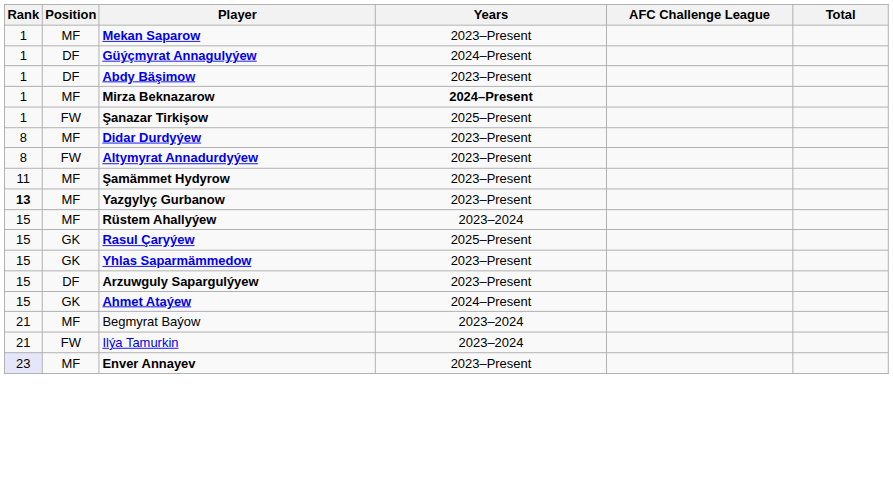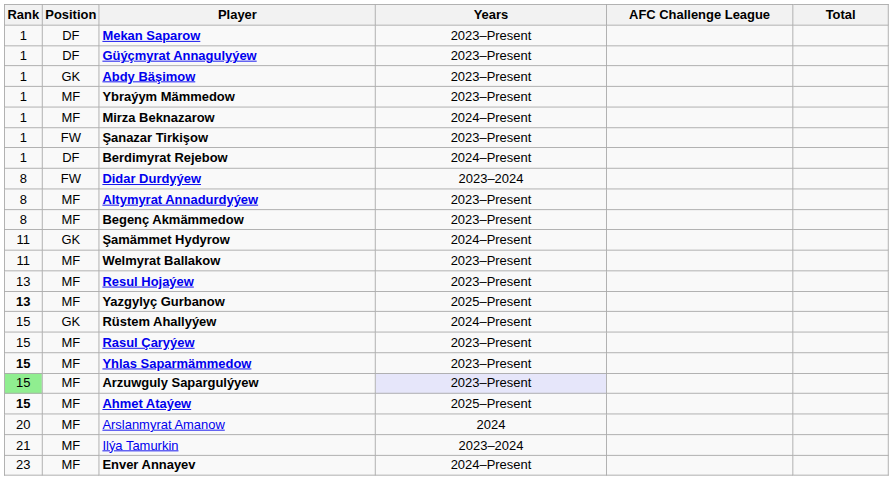(71, 36) MF -> (71, 36) DF
(491, 56) 2024–Present -> (491, 56) 2023–Present
(71, 77) DF -> (71, 77) GK
+ row: (169, 97)
(491, 97) bold -> (491, 117) normal
(491, 117) 2025–Present -> (491, 138) 2023–Present
+ row: (165, 158)
(71, 138) MF -> (71, 179) FW
(491, 138) 2023–Present -> (491, 179) 2023–2024
(71, 158) FW -> (71, 199) MF
+ row: (173, 220)
(71, 179) MF -> (71, 240) GK
(491, 179) 2023–Present -> (491, 240) 2024–Present
+ row: (161, 261)
+ row: (148, 281)
(491, 199) 2023–Present -> (491, 302) 2025–Present
(71, 220) MF -> (71, 322) GK
(491, 220) 2023–2024 -> (491, 322) 2024–Present
(71, 240) GK -> (71, 343) MF
(491, 240) 2025–Present -> (491, 343) 2023–Present
(23, 261) normal -> (23, 363) bold
(71, 261) GK -> (71, 363) MF
(23, 281) no background -> (23, 384) lightgreen background
(71, 281) DF -> (71, 384) MF
(491, 281) no background -> (491, 384) lavender background
(23, 302) normal -> (23, 404) bold
(71, 302) GK -> (71, 404) MF
(491, 302) 2024–Present -> (491, 404) 2025–Present
+ row: (164, 425)
- row: (151, 322)
(71, 343) FW -> (71, 445) MF
(23, 363) lavender background -> (23, 466) no background
(491, 363) 2023–Present -> (491, 466) 2024–Present
